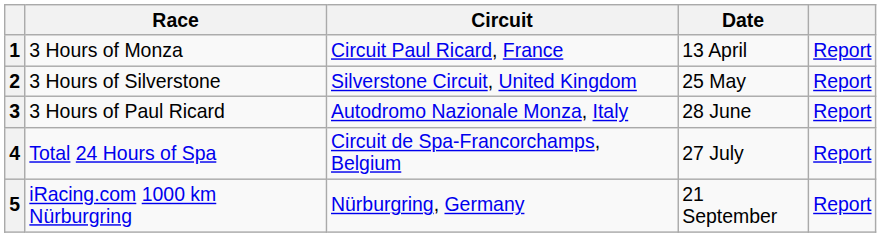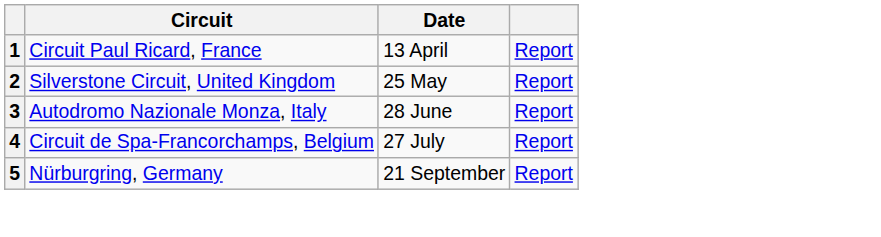- column: (176, 20)
